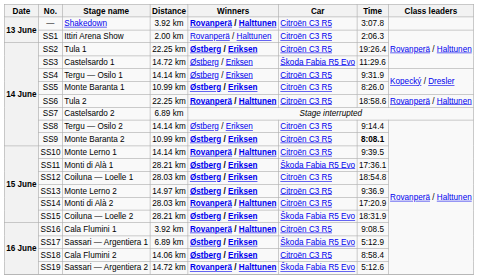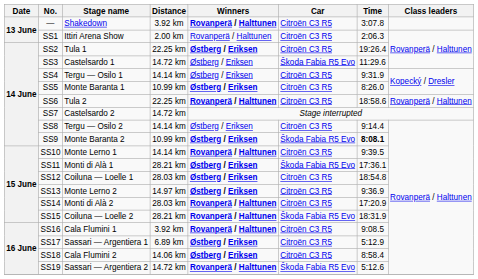(169, 113) 6.89 km -> (169, 113) 14.72 km
(306, 139) Citroën C3 R5 -> (318, 139) Škoda Fabia R5 Evo
(224, 216) Østberg / Eriksen -> (233, 216) Rovanperä / Halttunen
(318, 242) Škoda Fabia R5 Evo -> (306, 242) Citroën C3 R5
